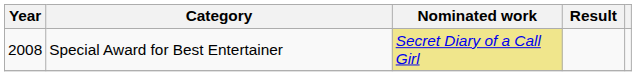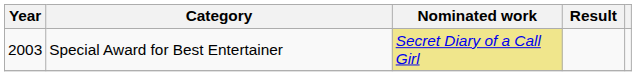(25, 49) 2008 -> (25, 49) 2003
